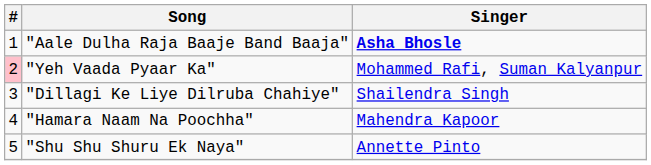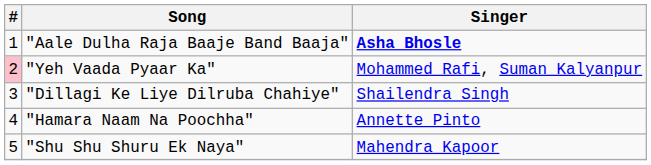(428, 121) Mahendra Kapoor -> (418, 121) Annette Pinto
(418, 147) Annette Pinto -> (428, 147) Mahendra Kapoor
